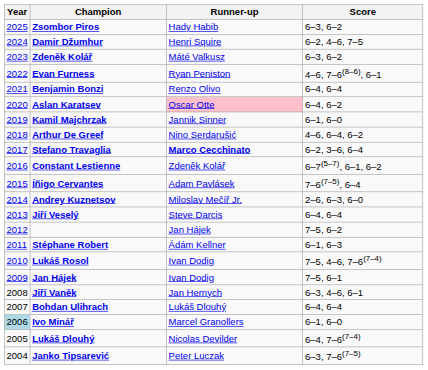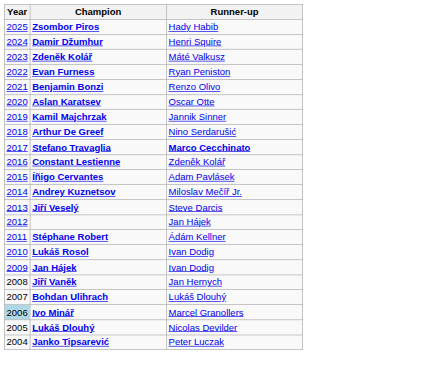- column: (363, 12)
(192, 105) pink background -> (192, 102) no background
